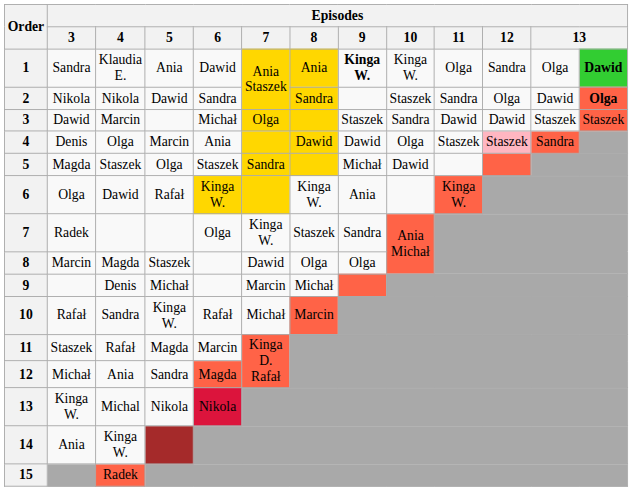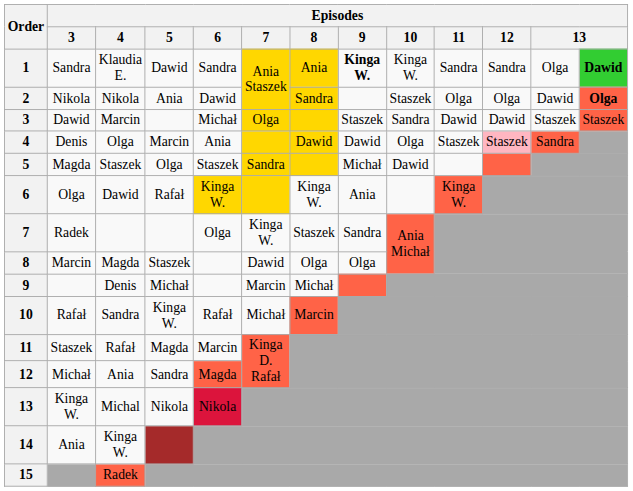(169, 67) Ania -> (169, 67) Dawid
(218, 67) Dawid -> (218, 67) Sandra
(459, 67) Olga -> (459, 67) Sandra
(169, 97) Dawid -> (169, 97) Ania
(218, 97) Sandra -> (218, 97) Dawid
(459, 97) Sandra -> (459, 97) Olga
